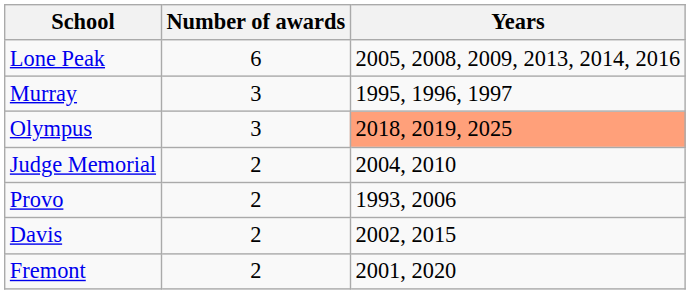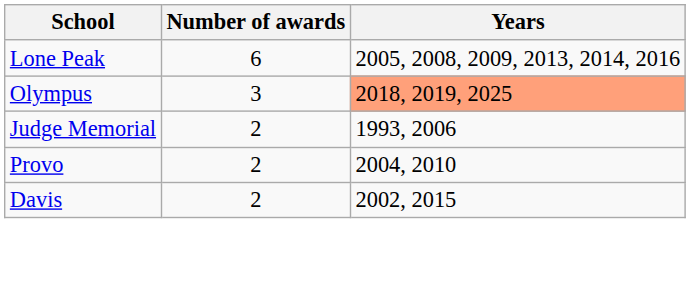- row: (43, 93)
(406, 164) 2004, 2010 -> (406, 128) 1993, 2006
(406, 199) 1993, 2006 -> (406, 164) 2004, 2010
- row: (48, 270)
